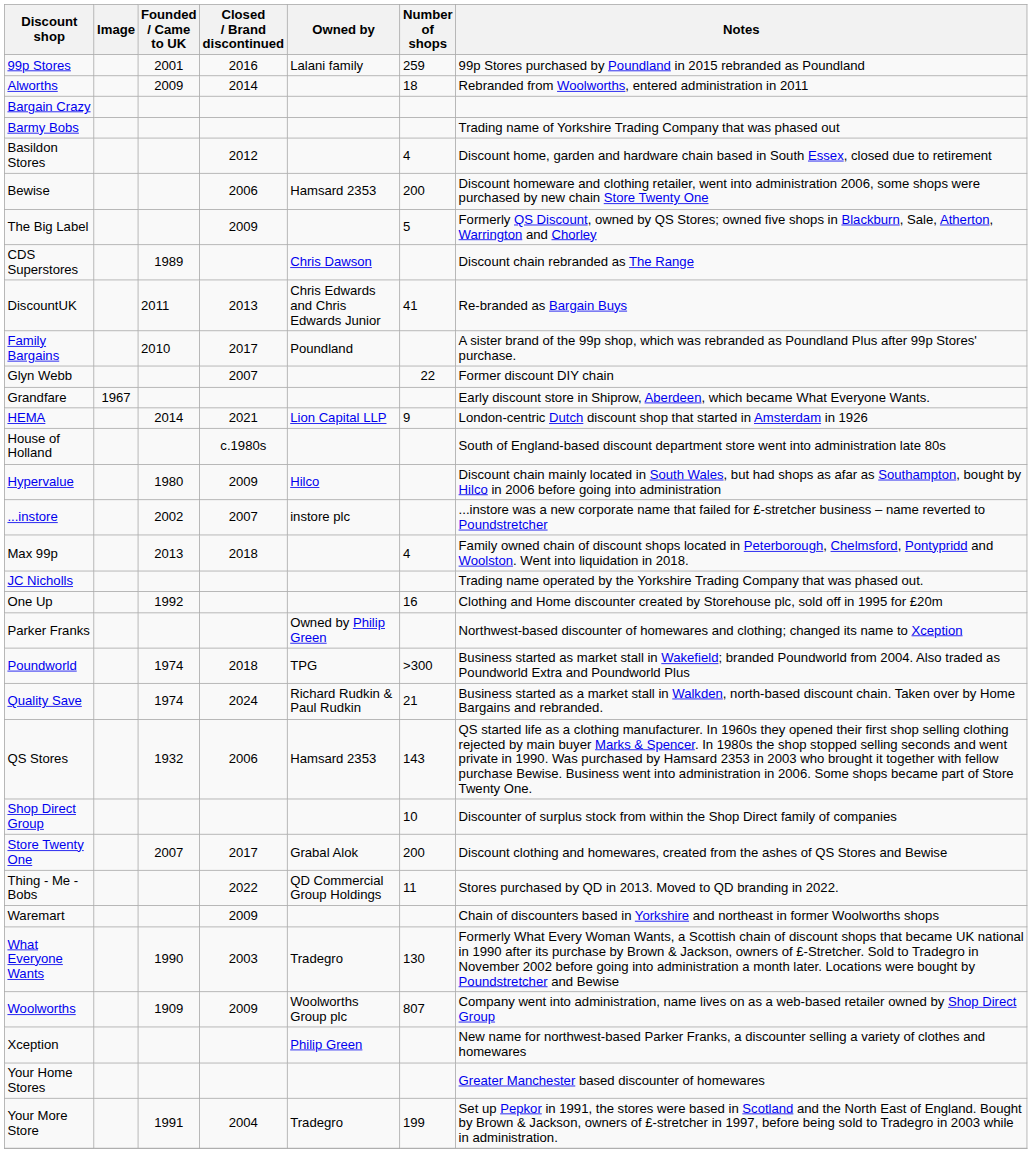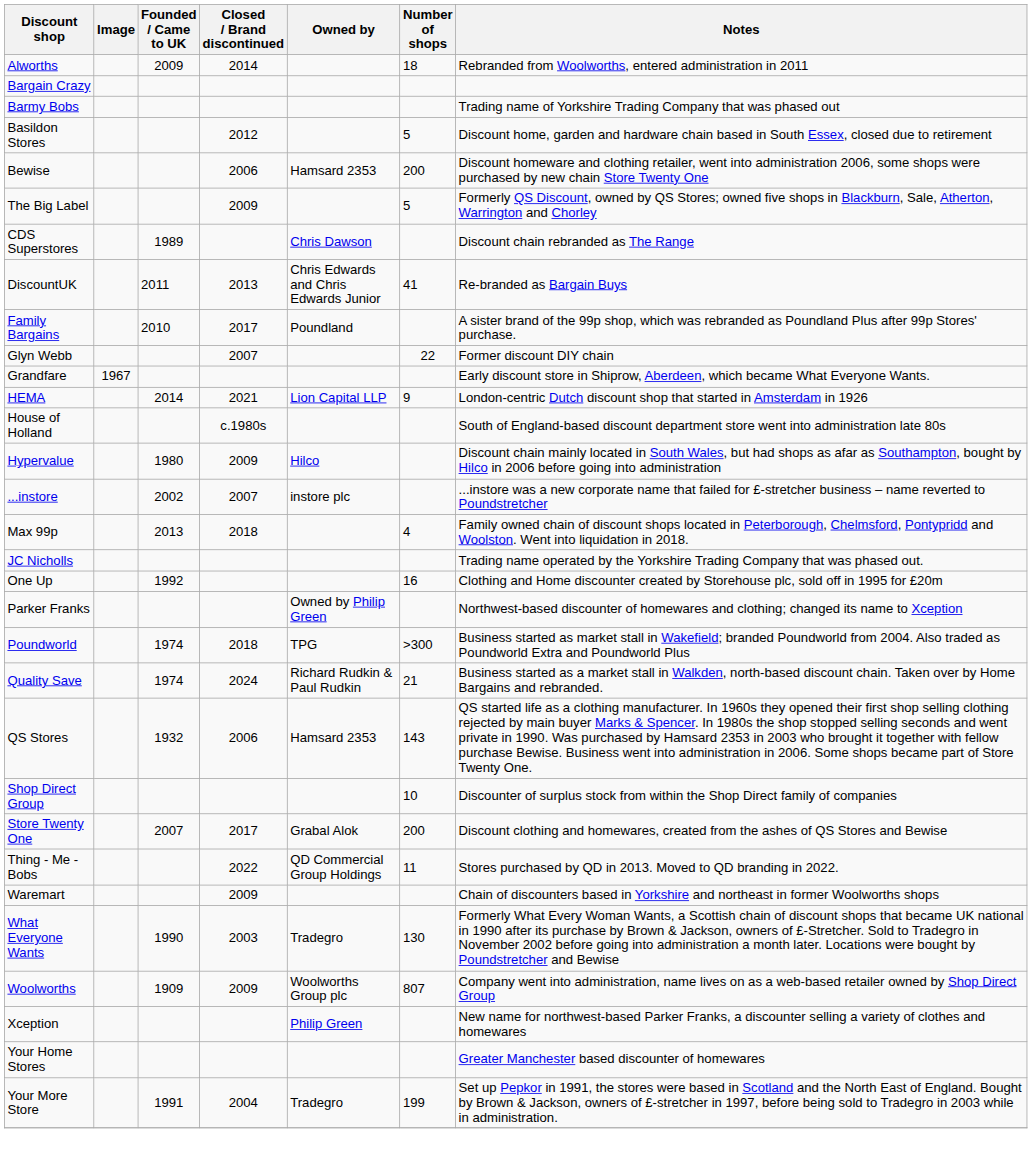- row: (39, 65)
(407, 155) 4 -> (407, 135) 5
